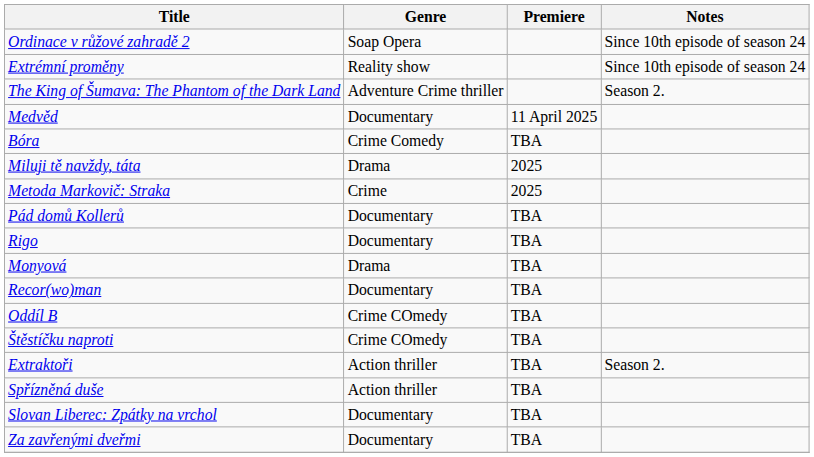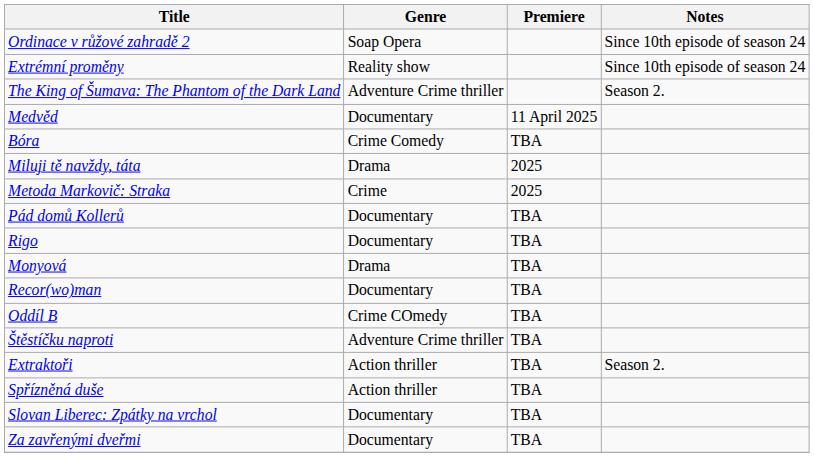(398, 340) Crime COmedy -> (426, 340) Adventure Crime thriller
